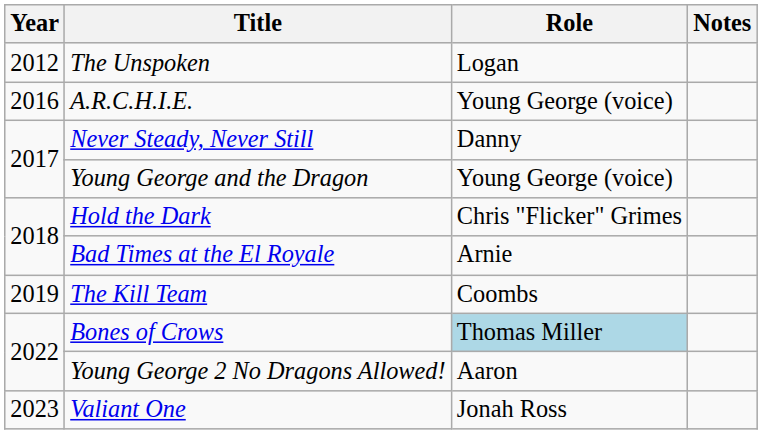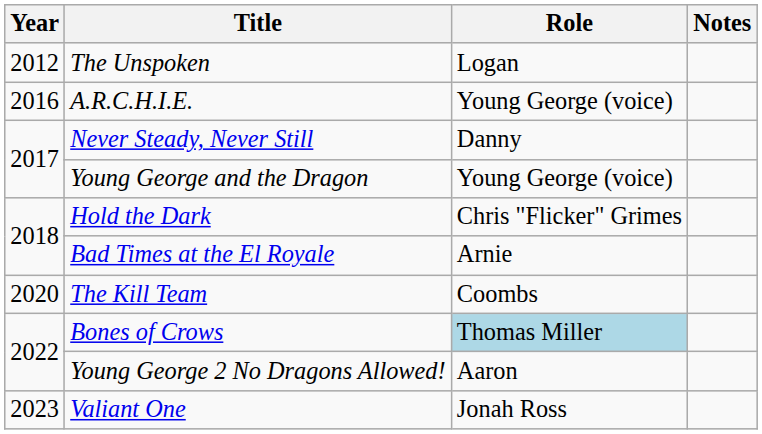(35, 293) 2019 -> (35, 293) 2020
